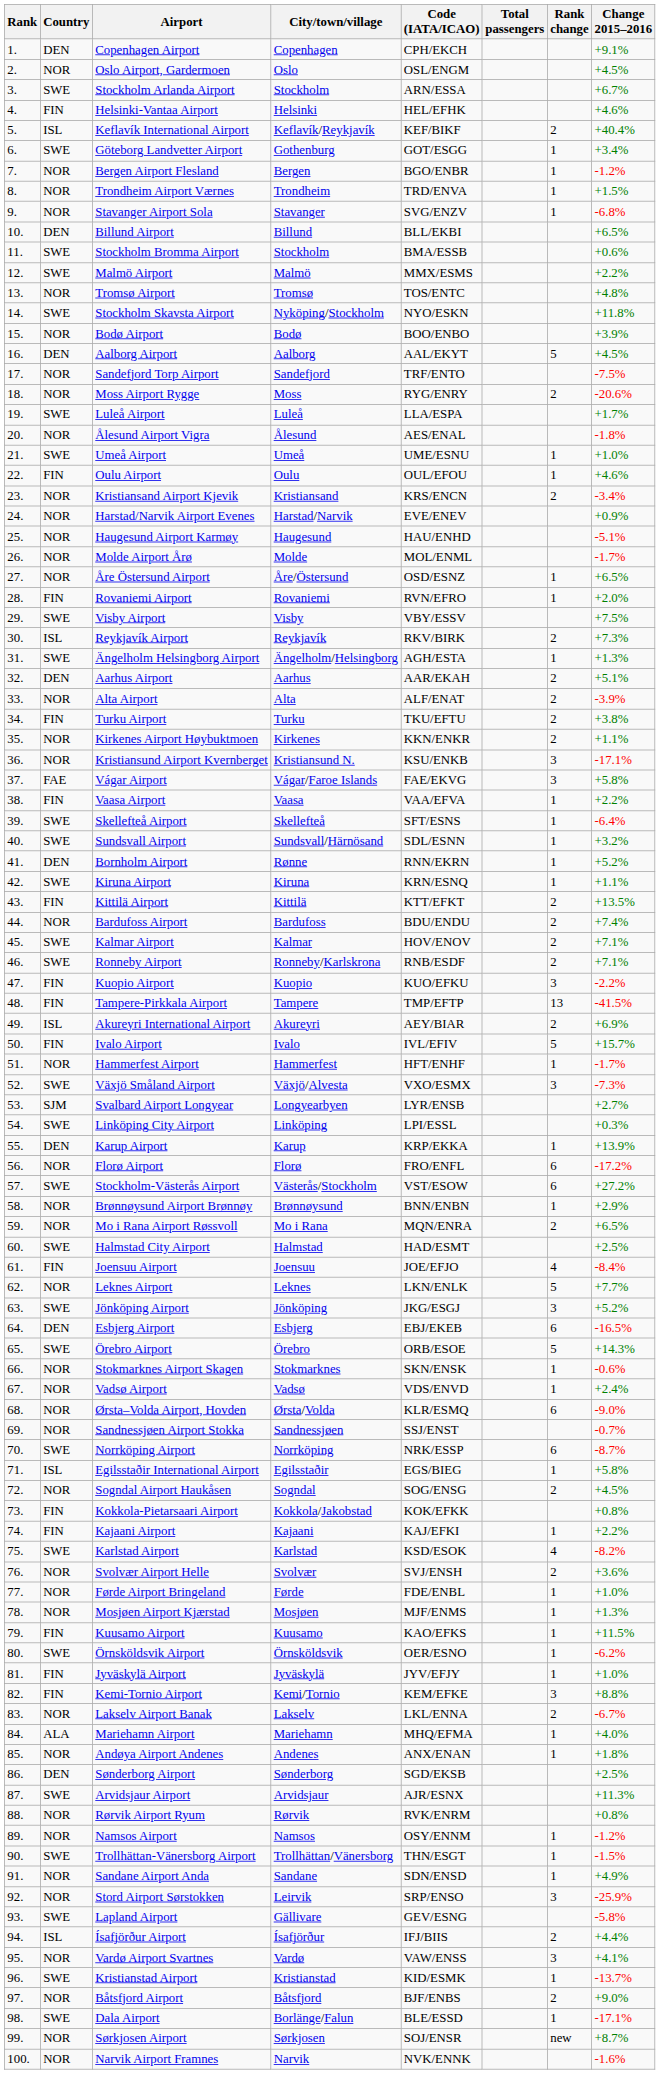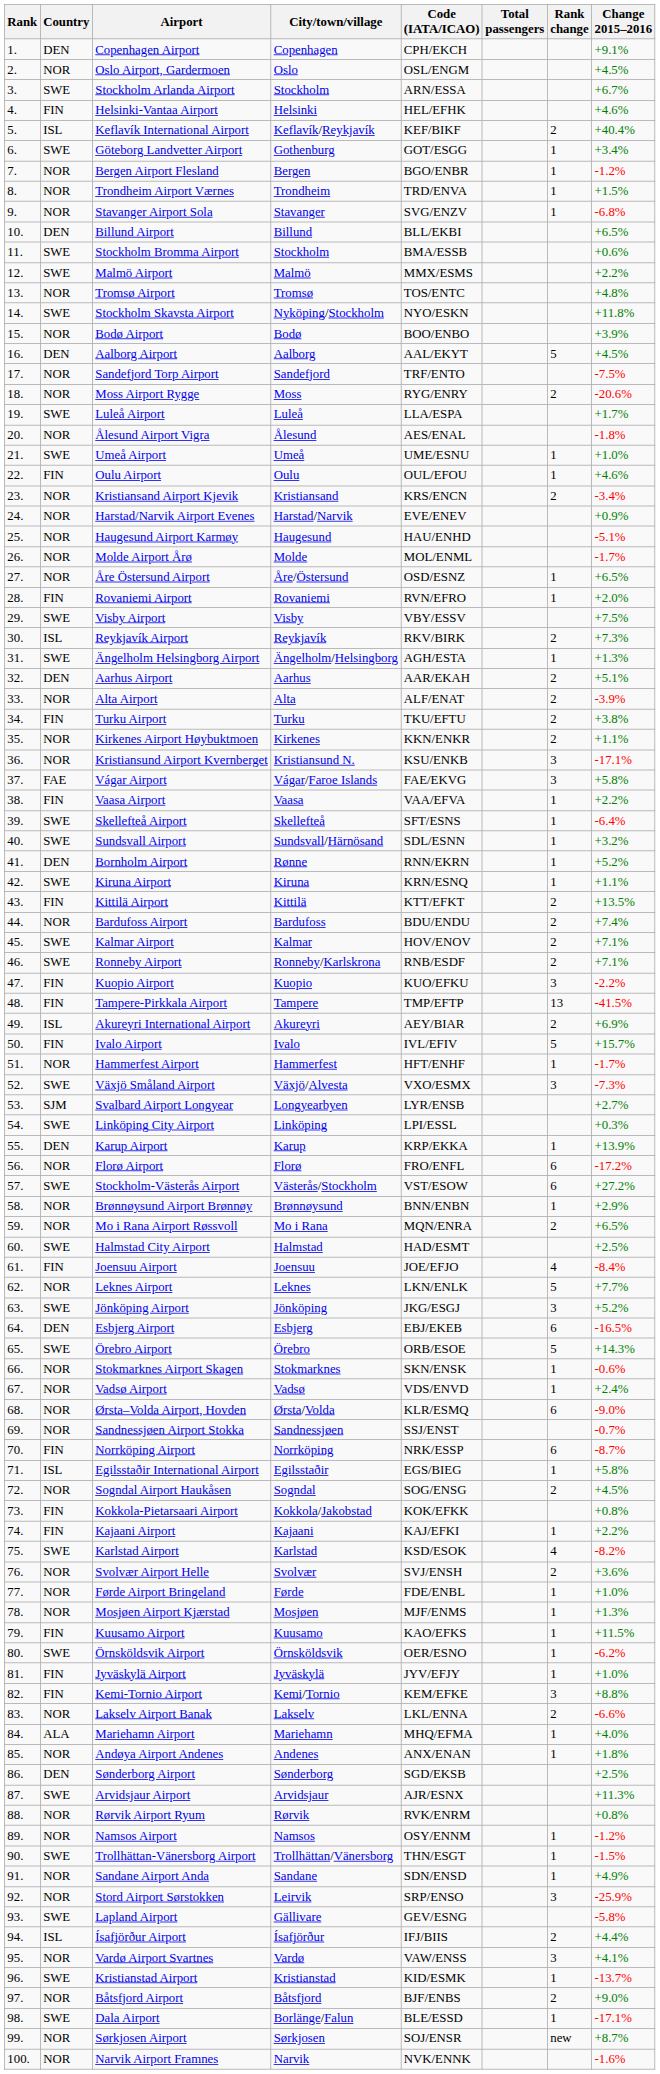(57, 1450) SWE -> (53, 1450) FIN
(610, 1713) -6.7% -> (610, 1713) -6.6%
